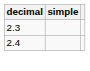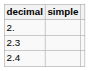+ row: (11, 27)
